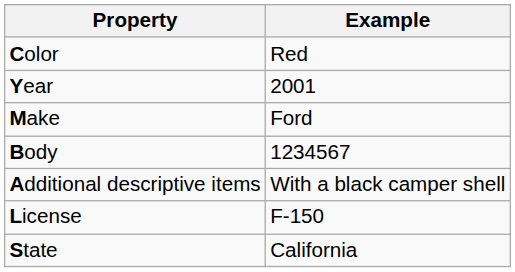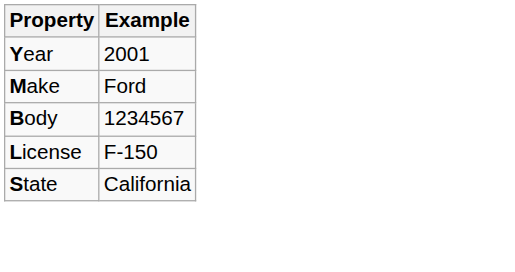- row: (34, 53)
- row: (135, 184)
